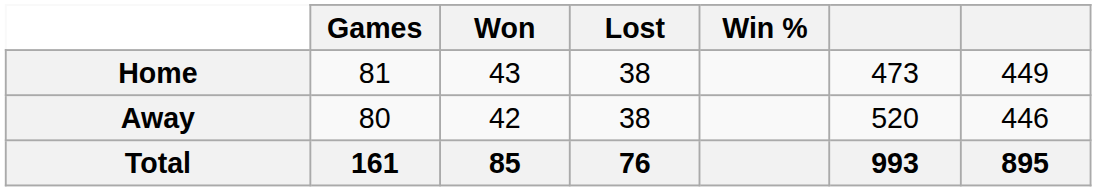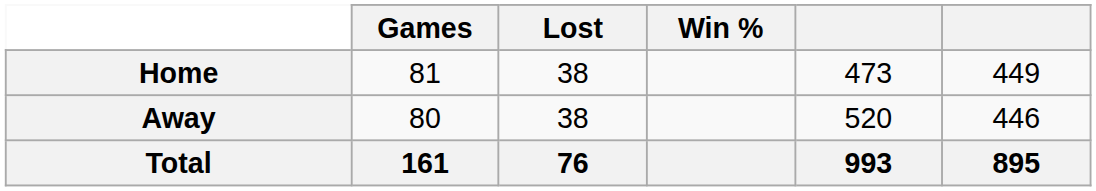- column: (505, 28)
